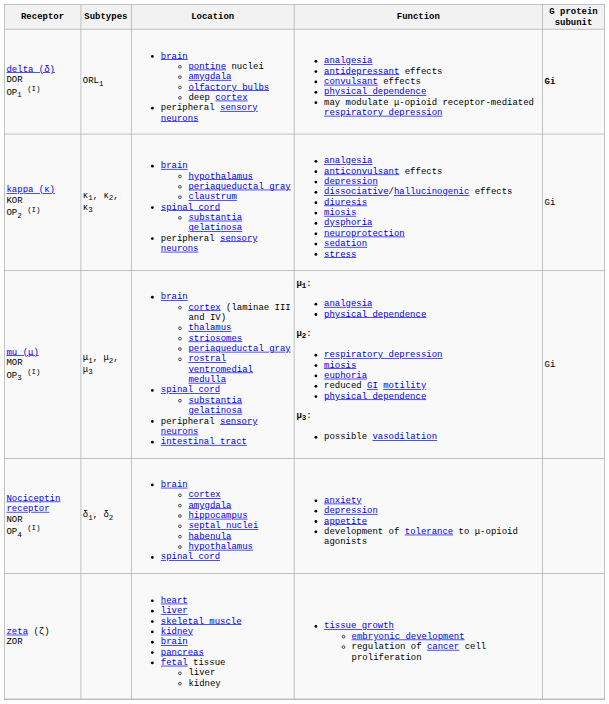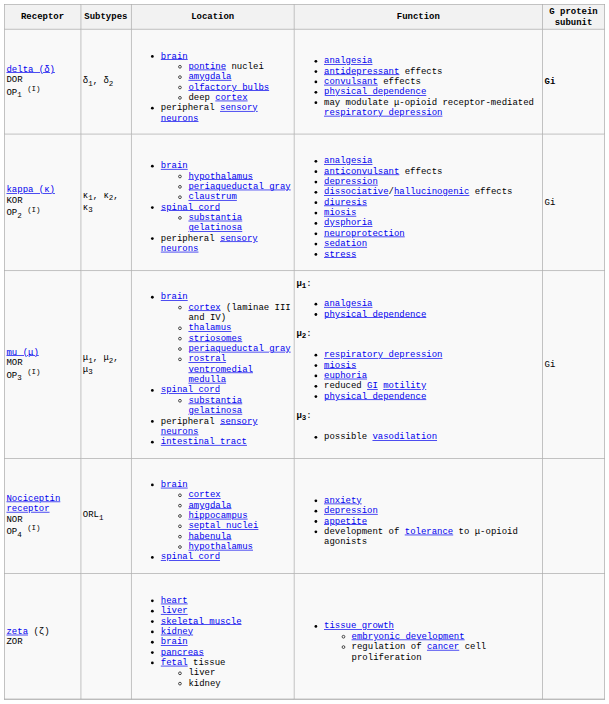(93, 82) ORL1 -> (98, 82) δ1, δ2
(98, 516) δ1, δ2 -> (93, 516) ORL1
